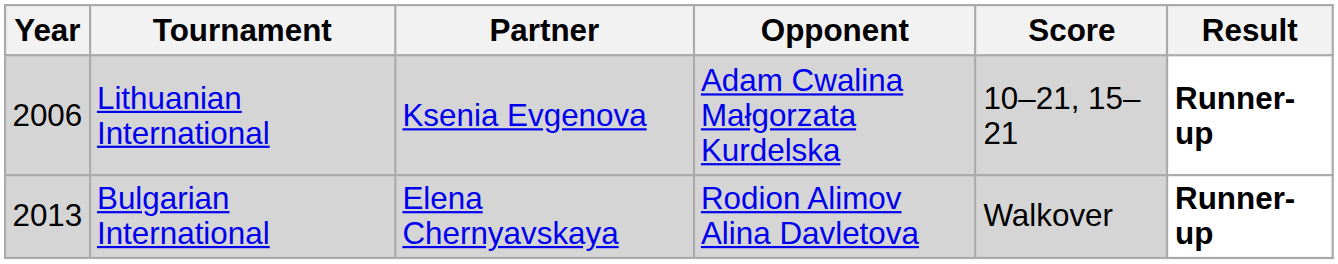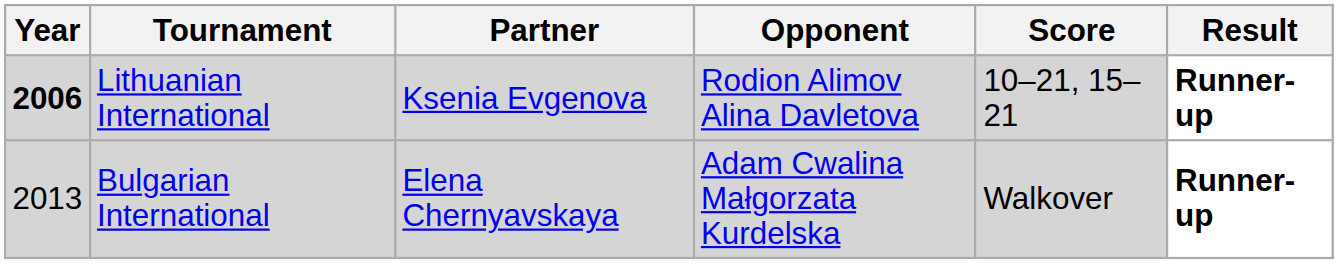(47, 115) normal -> (47, 97) bold
(802, 115) Adam Cwalina Małgorzata Kurdelska -> (810, 97) Rodion Alimov Alina Davletova
(810, 217) Rodion Alimov Alina Davletova -> (802, 199) Adam Cwalina Małgorzata Kurdelska
